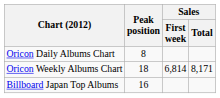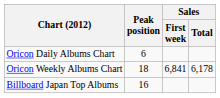(143, 54) 8 -> (143, 54) 6
(175, 69) 6,814 -> (175, 69) 6,841
(202, 69) 8,171 -> (202, 69) 6,178
